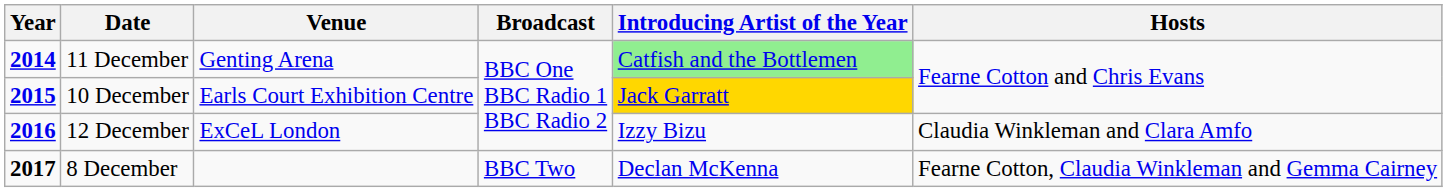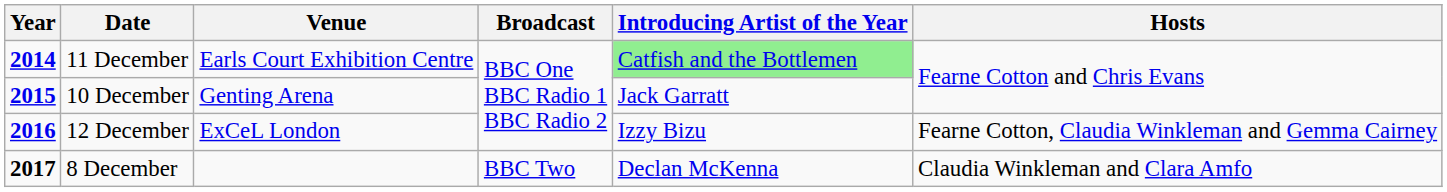(266, 58) Genting Arena -> (336, 58) Earls Court Exhibition Centre
(336, 95) Earls Court Exhibition Centre -> (266, 95) Genting Arena
(673, 95) gold background -> (673, 95) no background
(1085, 131) Claudia Winkleman and Clara Amfo -> (1178, 131) Fearne Cotton, Claudia Winkleman and Gemma Cairney
(1178, 167) Fearne Cotton, Claudia Winkleman and Gemma Cairney -> (1085, 167) Claudia Winkleman and Clara Amfo
